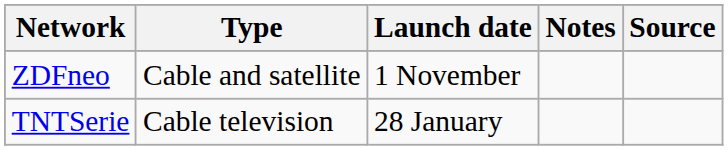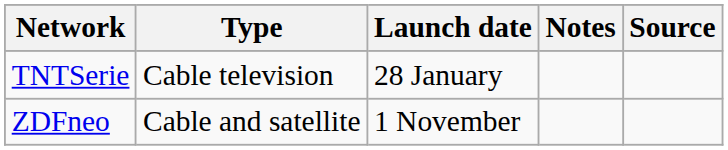rows swapped: (71, 121) <-> (61, 74)
